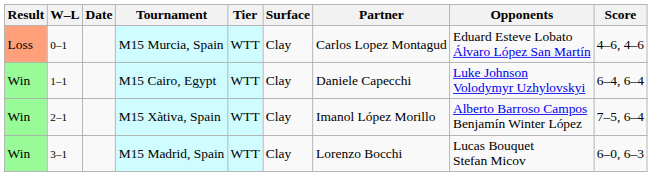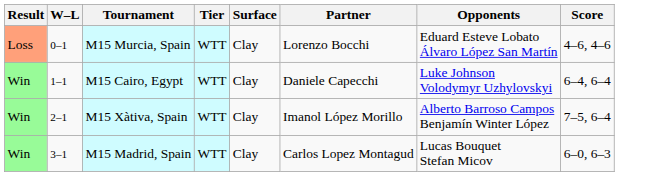- column: (99, 15)
(381, 44) Carlos Lopez Montagud -> (326, 44) Lorenzo Bocchi
(359, 153) Lorenzo Bocchi -> (348, 153) Carlos Lopez Montagud
